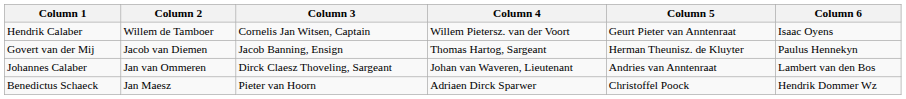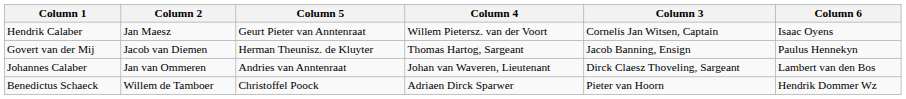columns swapped: (332, 13) <-> (691, 13)
(168, 31) Willem de Tamboer -> (147, 31) Jan Maesz
(147, 85) Jan Maesz -> (168, 85) Willem de Tamboer
